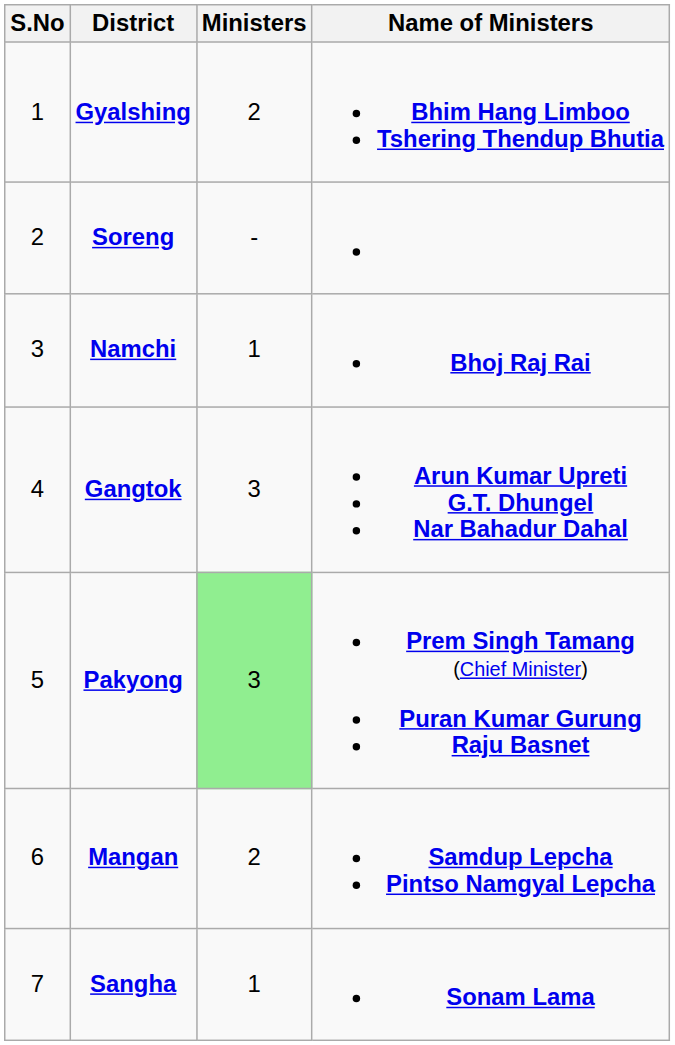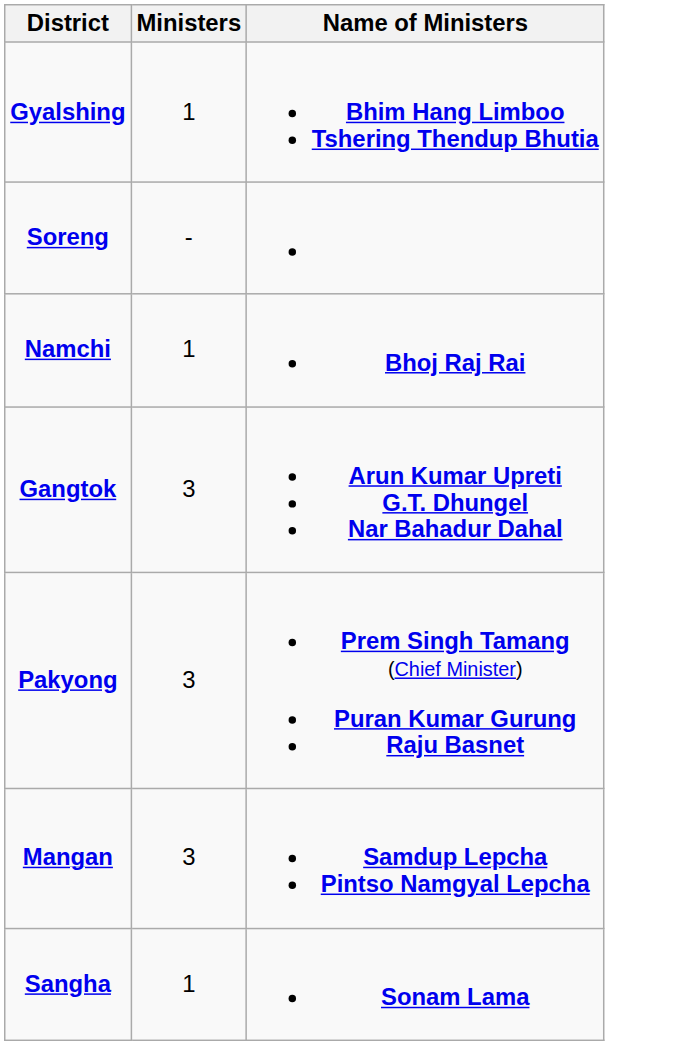- column: (37, 23)
(254, 111) 2 -> (189, 111) 1
(254, 680) lightgreen background -> (189, 680) no background
(254, 858) 2 -> (189, 858) 3
